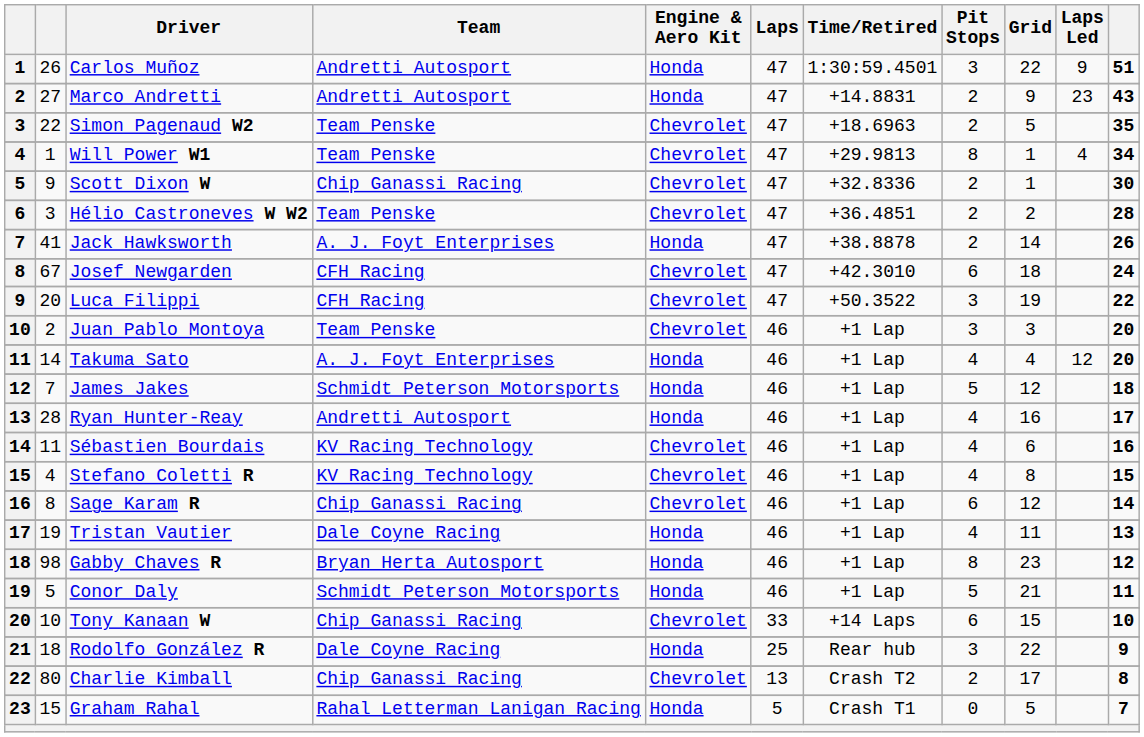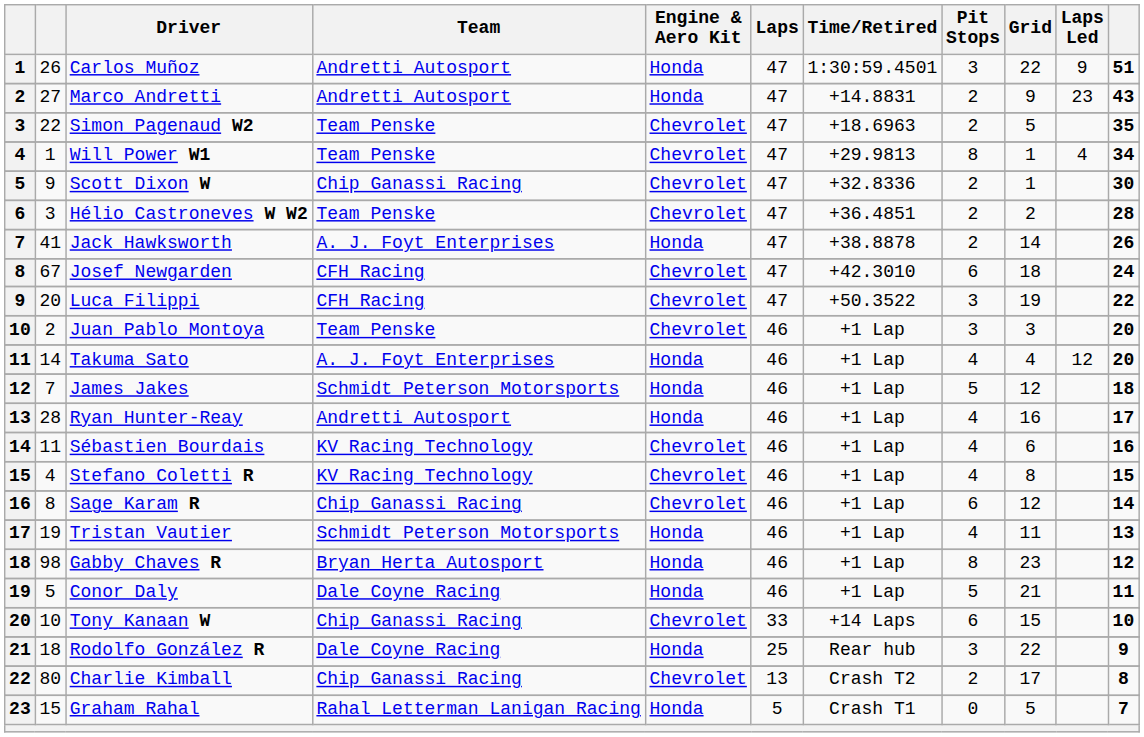(408, 535) Dale Coyne Racing -> (468, 535) Schmidt Peterson Motorsports
(468, 593) Schmidt Peterson Motorsports -> (408, 593) Dale Coyne Racing
